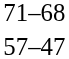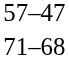rows swapped: (34, 46) <-> (34, 12)
